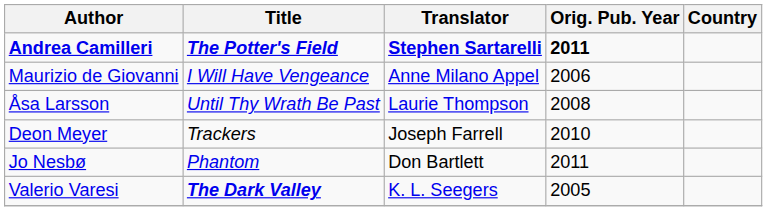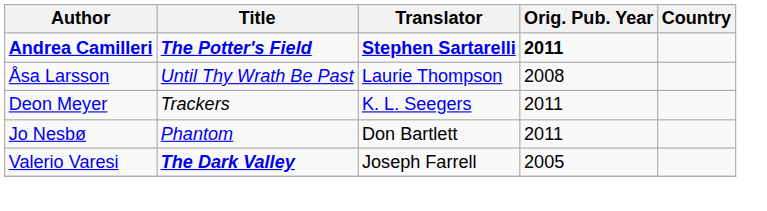- row: (94, 76)
(445, 133) Joseph Farrell -> (417, 104) K. L. Seegers
(570, 133) 2010 -> (544, 104) 2011
(443, 190) K. L. Seegers -> (419, 162) Joseph Farrell
